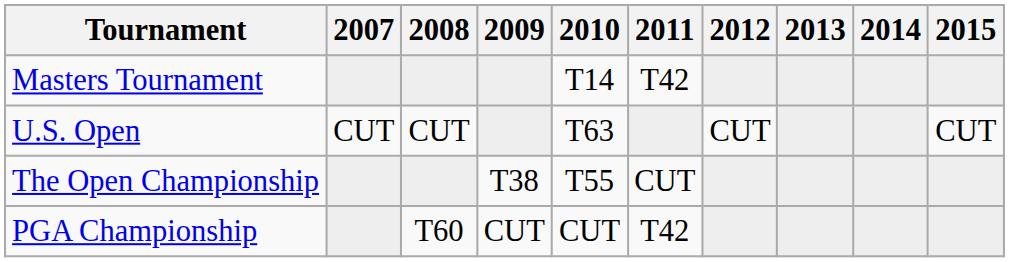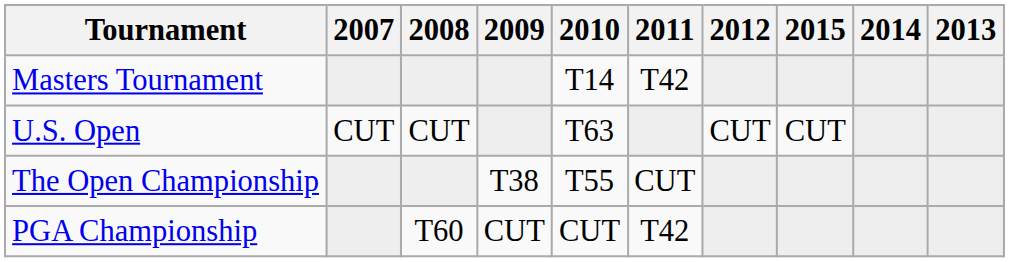columns swapped: (815, 29) <-> (966, 29)
